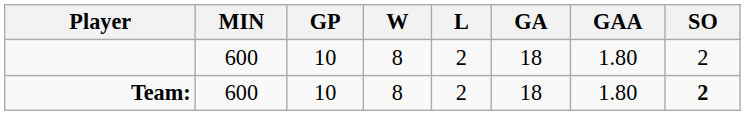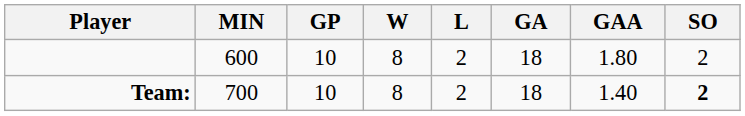(241, 92) 600 -> (241, 92) 700
(618, 92) 1.80 -> (618, 92) 1.40
